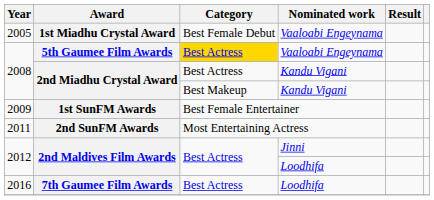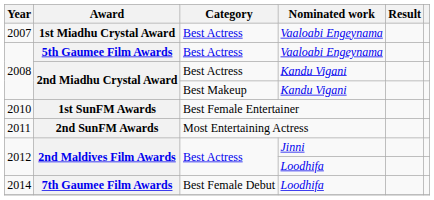(19, 33) 2005 -> (19, 33) 2007
(229, 33) Best Female Debut -> (213, 33) Best Actress
(213, 52) gold background -> (213, 52) no background
(19, 109) 2009 -> (19, 109) 2010
(19, 185) 2016 -> (19, 185) 2014
(213, 185) Best Actress -> (229, 185) Best Female Debut
